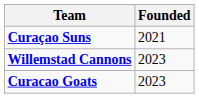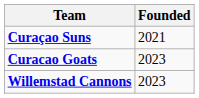rows swapped: (52, 81) <-> (70, 59)
